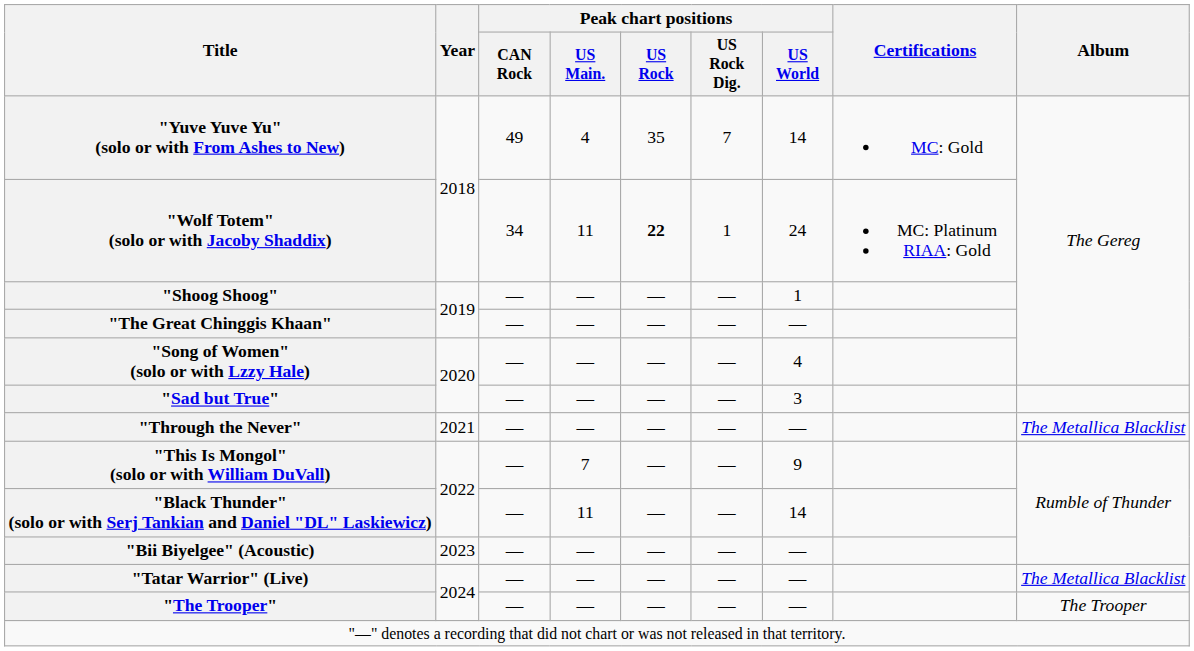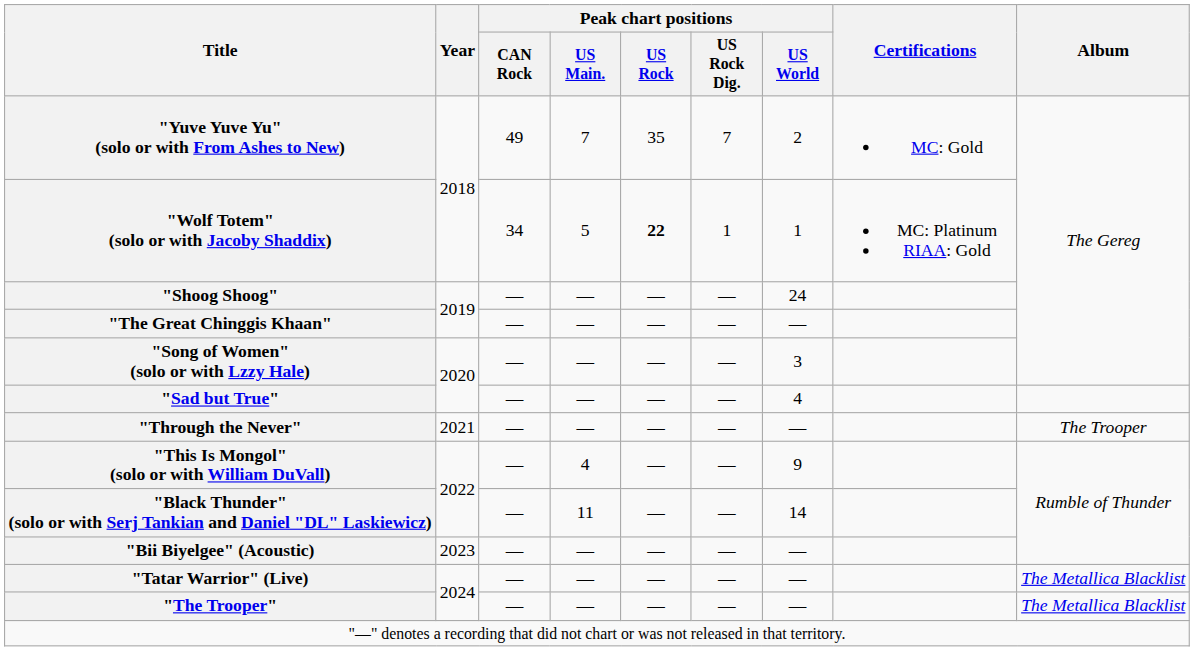(585, 137) 4 -> (585, 137) 7
(798, 137) 14 -> (798, 137) 2
(585, 230) 11 -> (585, 230) 5
(798, 230) 24 -> (798, 230) 1
(798, 295) 1 -> (798, 295) 24
(798, 361) 4 -> (798, 361) 3
(798, 399) 3 -> (798, 399) 4
(1103, 426) The Metallica Blacklist -> (1103, 426) The Trooper
(585, 464) 7 -> (585, 464) 4
(1103, 606) The Trooper -> (1103, 606) The Metallica Blacklist
